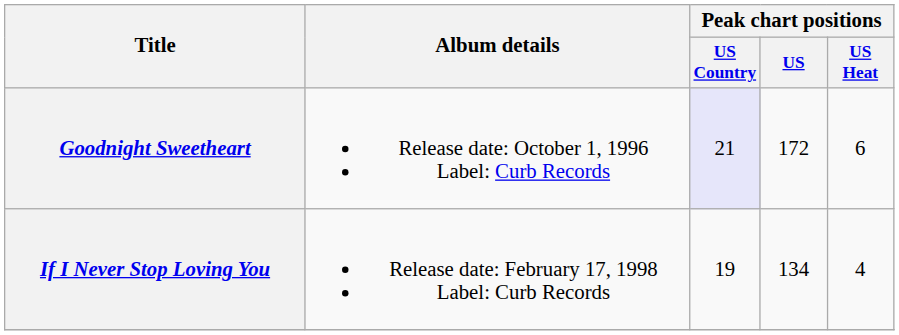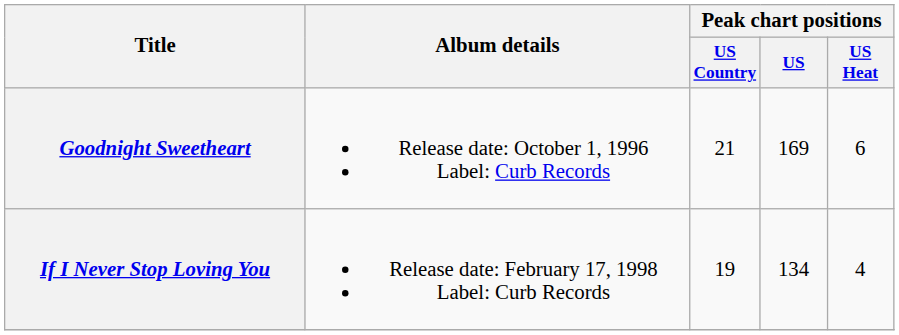(725, 147) lavender background -> (725, 147) no background
(794, 147) 172 -> (794, 147) 169
